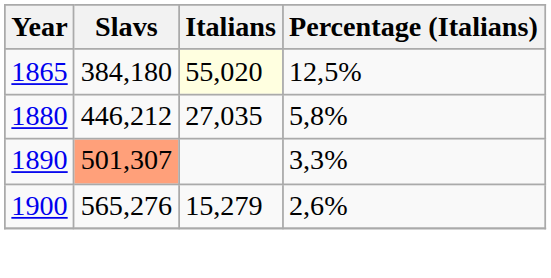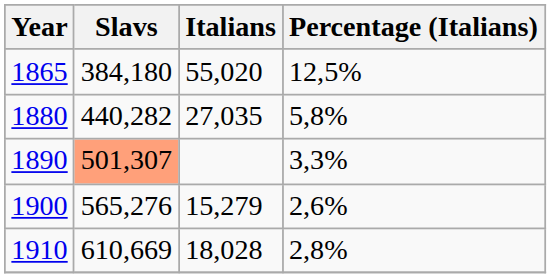(224, 71) lightyellow background -> (224, 71) no background
(126, 116) 446,212 -> (126, 116) 440,282
+ row: (40, 250)
